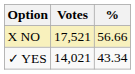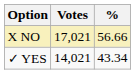(73, 36) 17,521 -> (73, 36) 17,021
